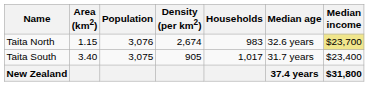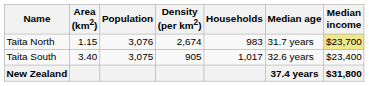(291, 41) 32.6 years -> (291, 41) 31.7 years
(291, 57) 31.7 years -> (291, 57) 32.6 years
